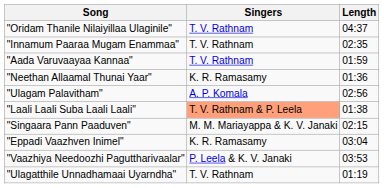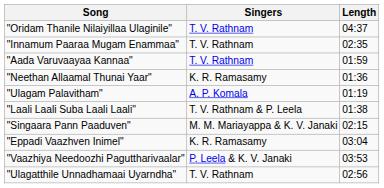(355, 93) 02:56 -> (355, 93) 01:19
(246, 110) lightsalmon background -> (246, 110) no background
(355, 175) 01:19 -> (355, 175) 02:56
